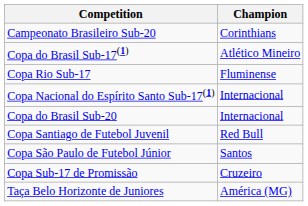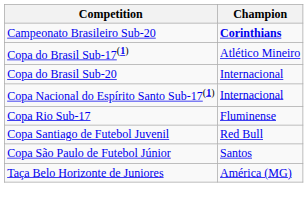(248, 33) normal -> (251, 33) bold
rows swapped: (62, 115) <-> (49, 74)
- row: (72, 172)
